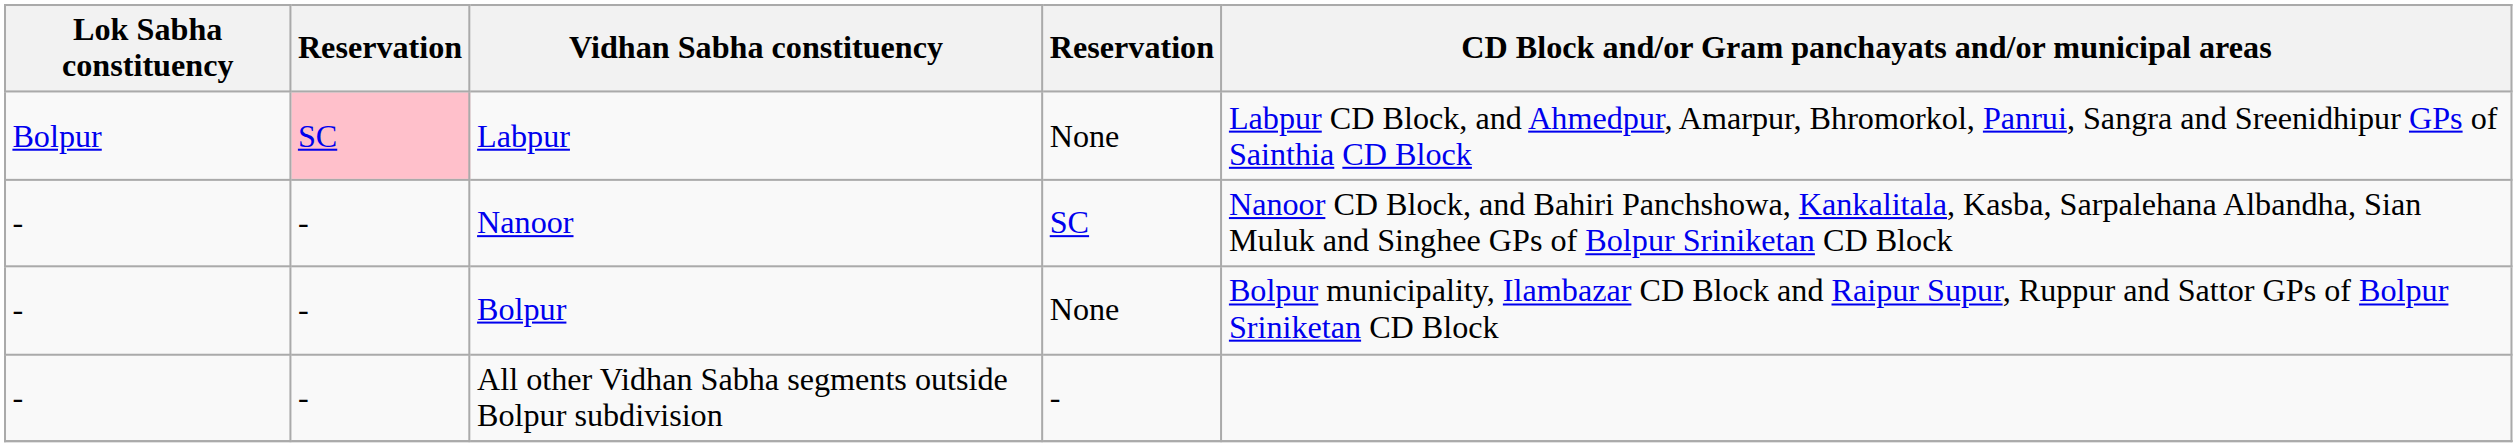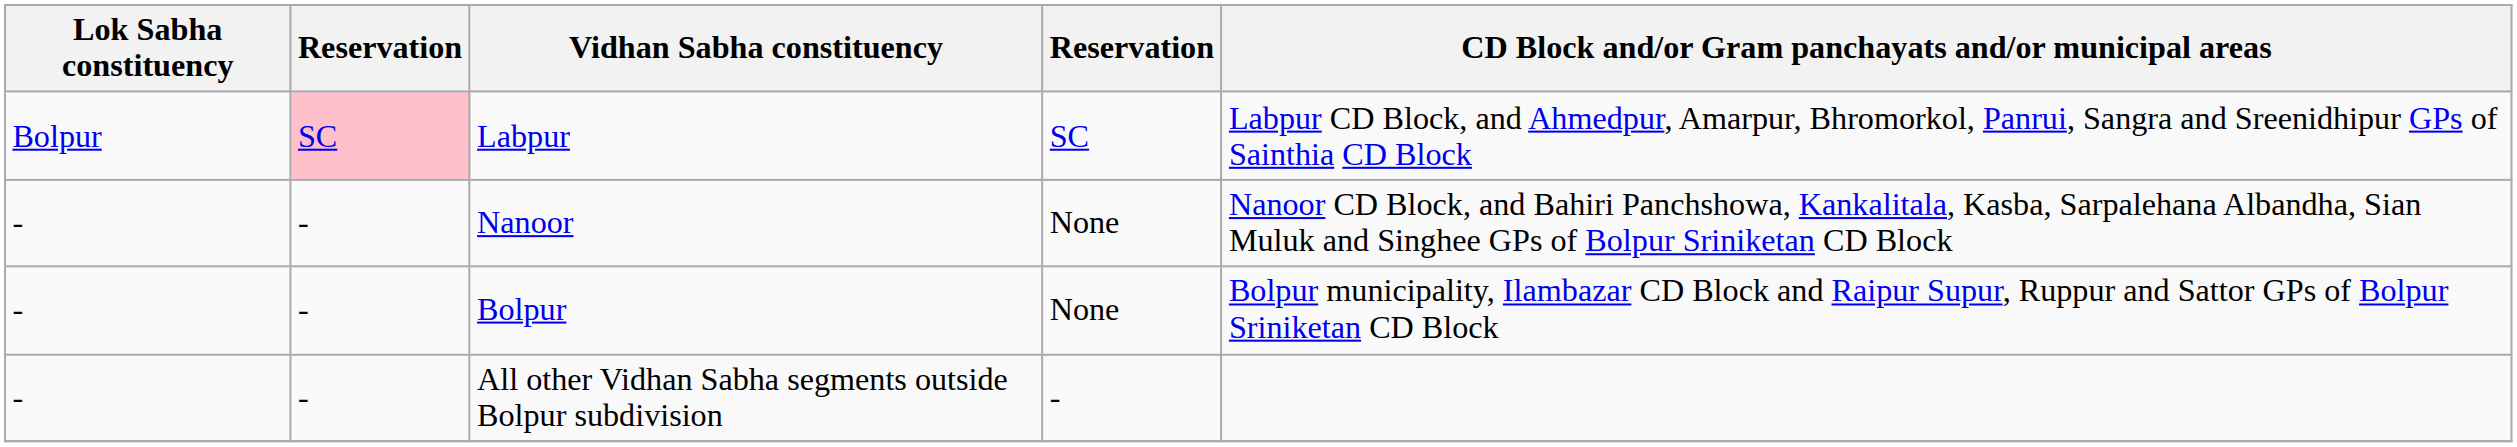(1085, 135) None -> (1069, 135) SC
(1069, 222) SC -> (1085, 222) None
